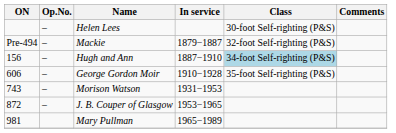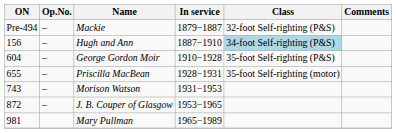- row: (98, 27)
(14, 74) 606 -> (14, 58) 604
+ row: (113, 74)
